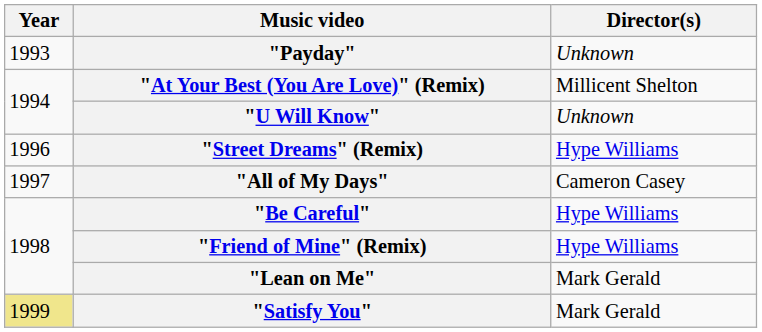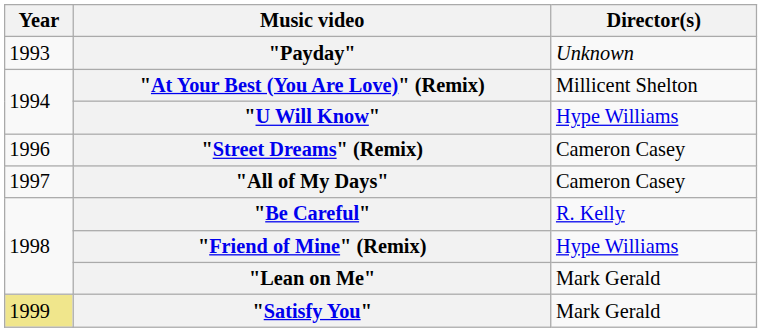(595, 117) Unknown -> (617, 117) Hype Williams
(617, 149) Hype Williams -> (621, 149) Cameron Casey
(617, 213) Hype Williams -> (590, 213) R. Kelly
